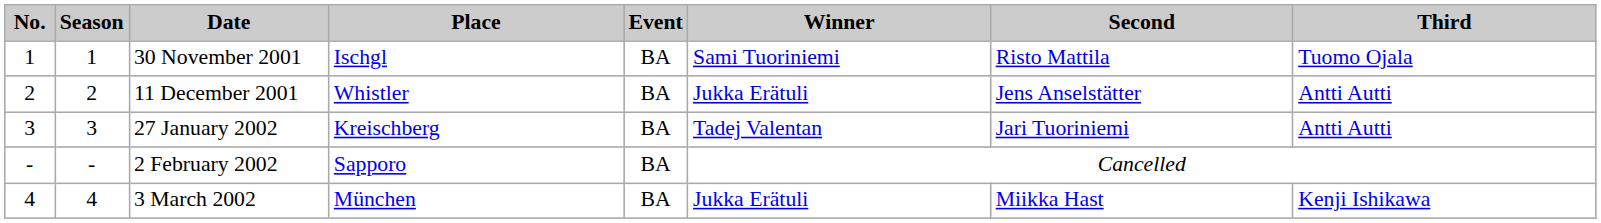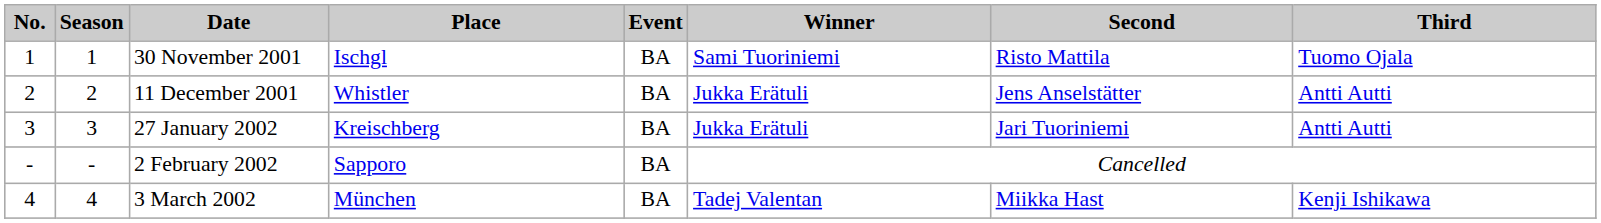(758, 128) Tadej Valentan -> (751, 128) Jukka Erätuli
(751, 199) Jukka Erätuli -> (758, 199) Tadej Valentan
